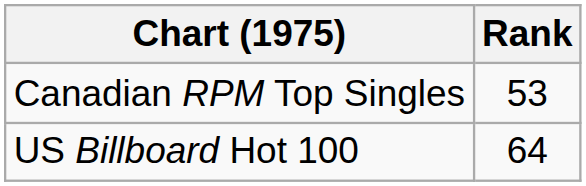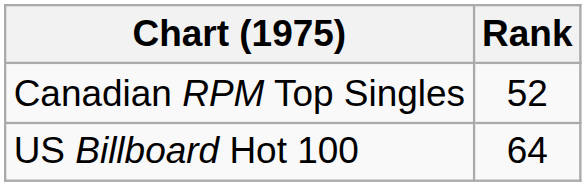(527, 92) 53 -> (527, 92) 52
